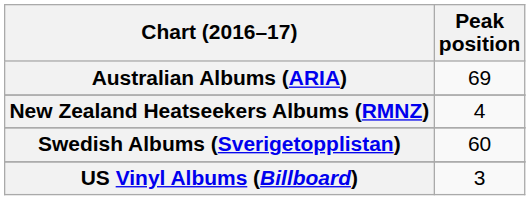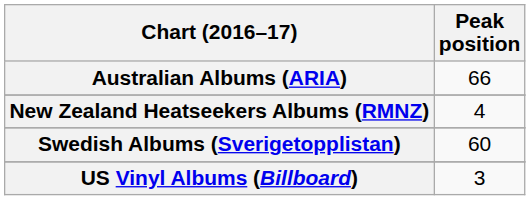(480, 77) 69 -> (480, 77) 66
